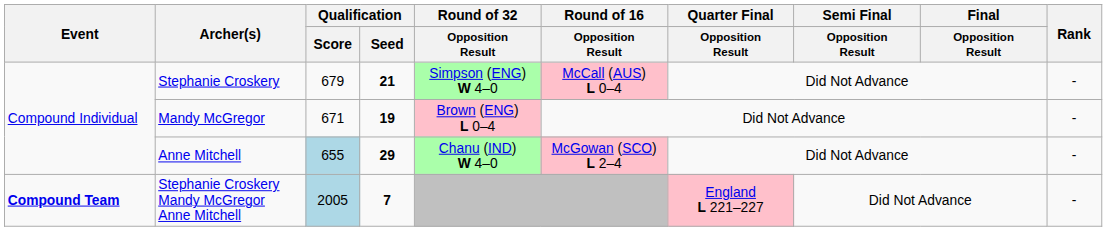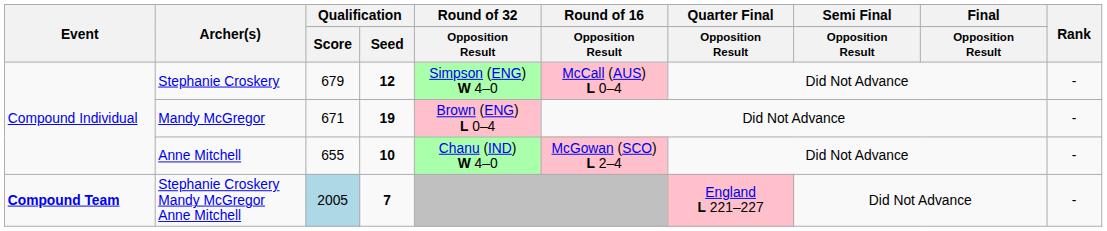(387, 81) 21 -> (387, 81) 12
(333, 156) lightblue background -> (333, 156) no background
(387, 156) 29 -> (387, 156) 10
